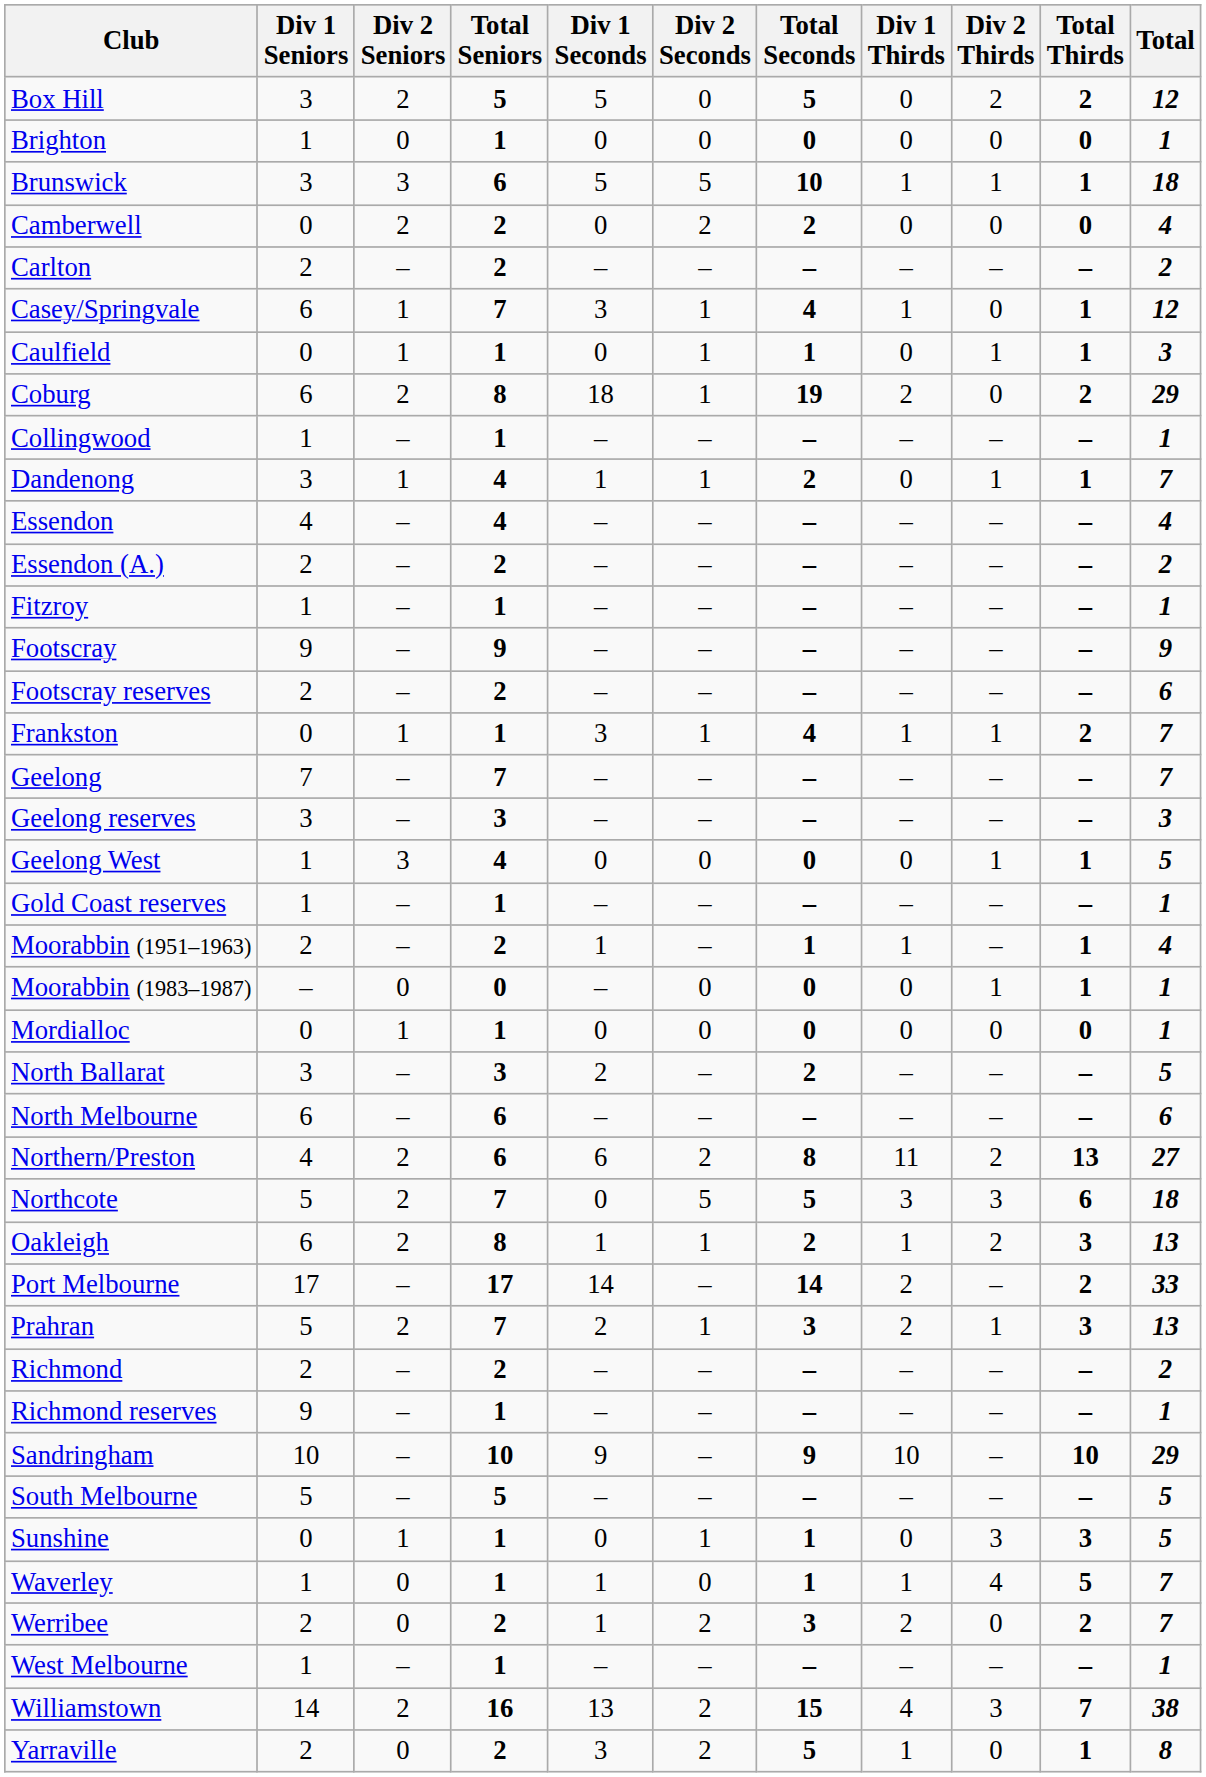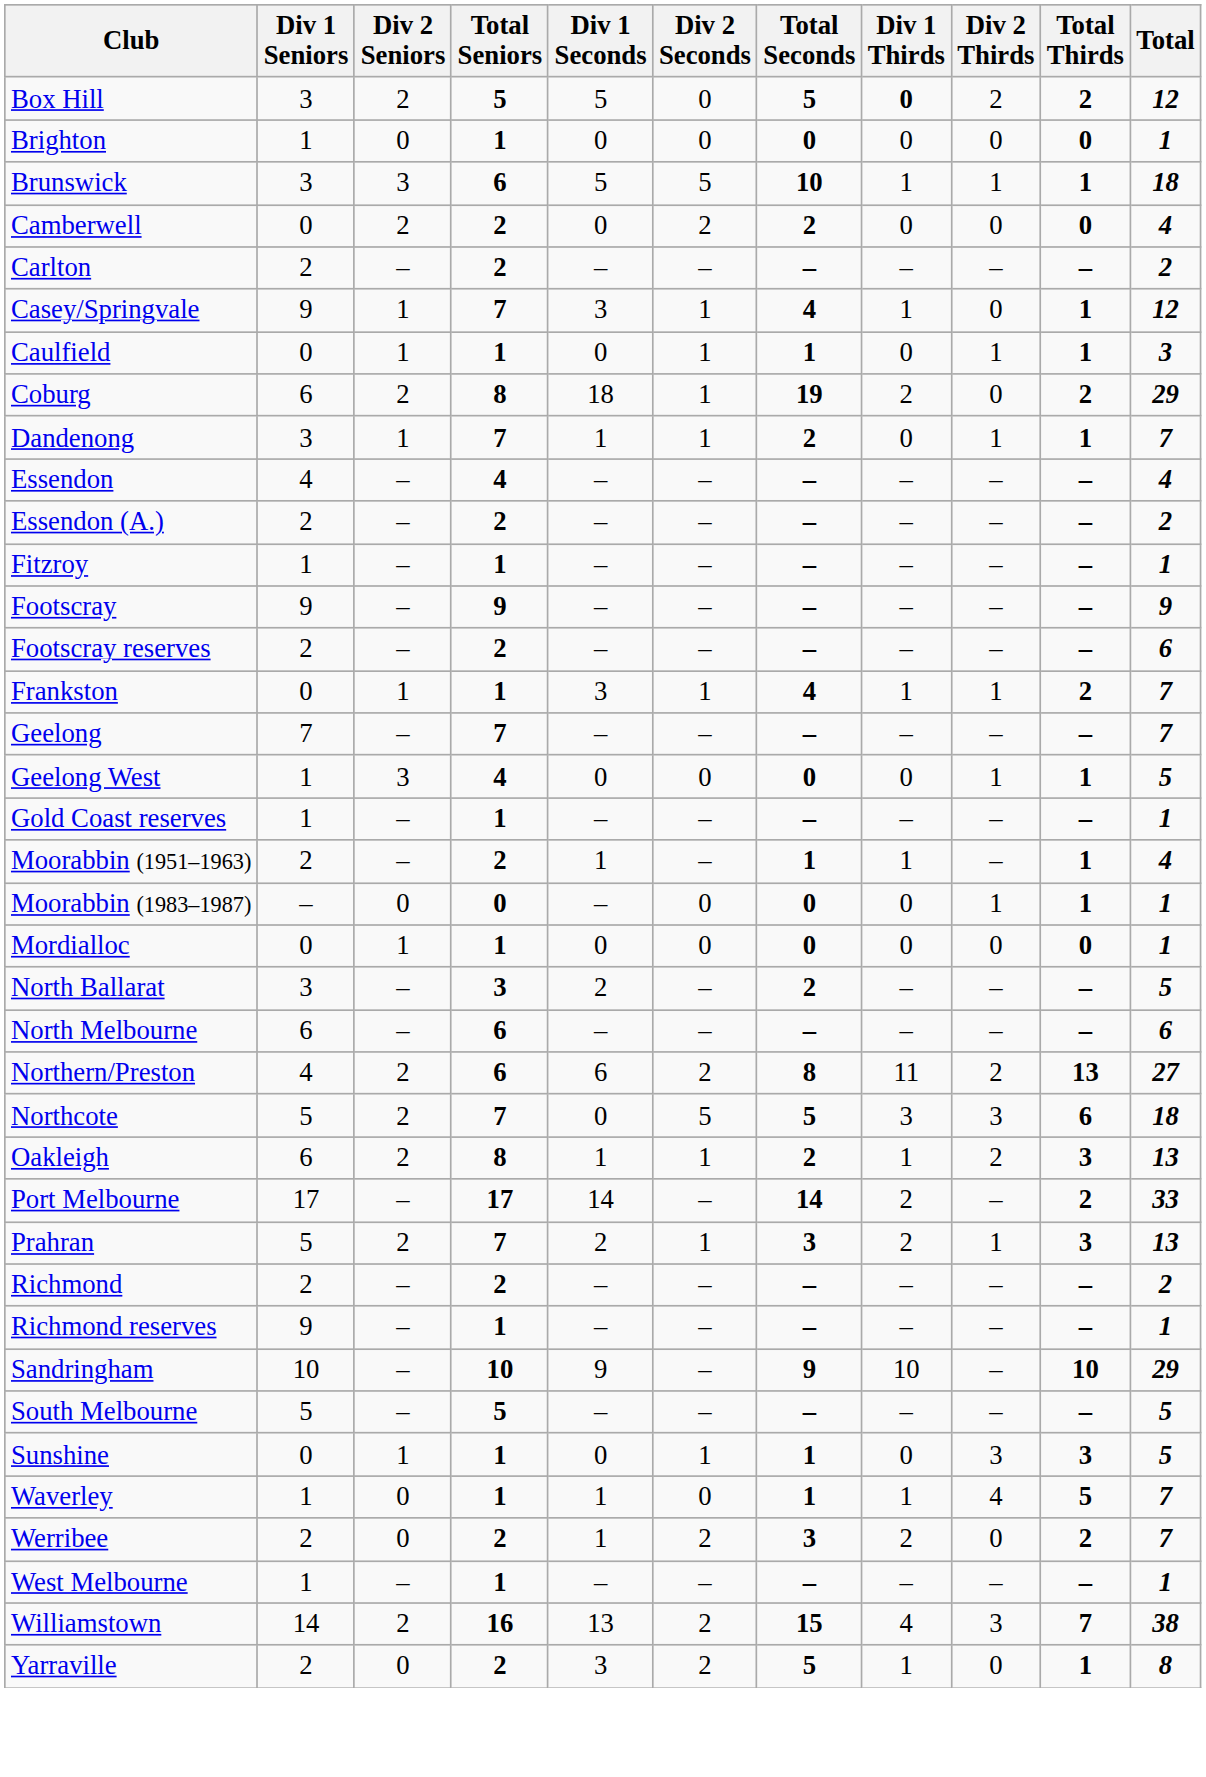(906, 98) normal -> (906, 98) bold
(306, 310) 6 -> (306, 310) 9
- row: (81, 437)
(500, 479) 4 -> (500, 437) 7
- row: (103, 818)
